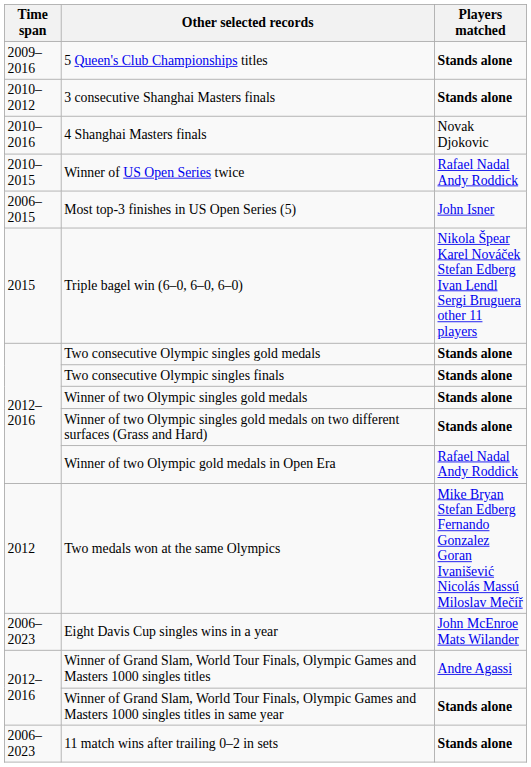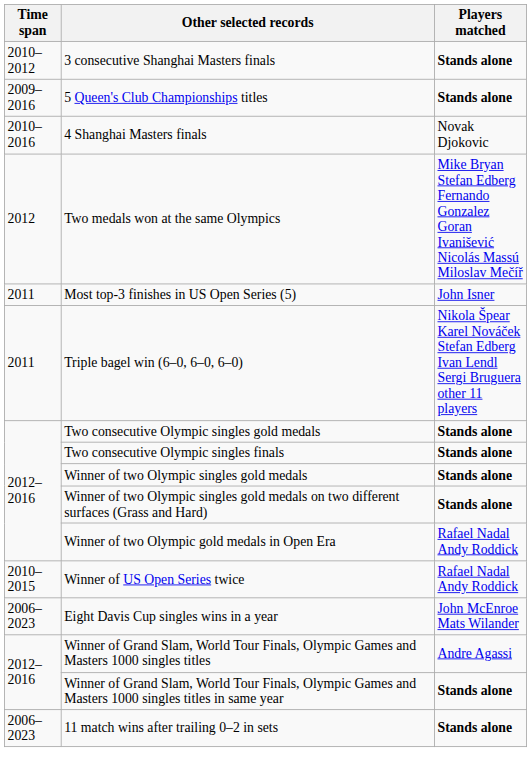rows swapped: (166, 60) <-> (170, 97)
rows swapped: (154, 172) <-> (172, 548)
(25, 209) 2006–2015 -> (21, 294) 2011
(21, 285) 2015 -> (21, 363) 2011
